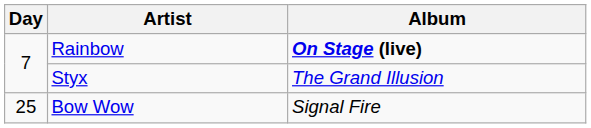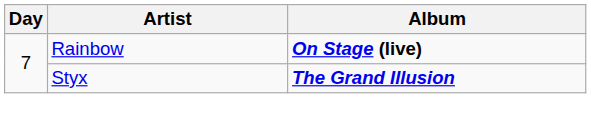(368, 78) normal -> (373, 78) bold
- row: (93, 107)
